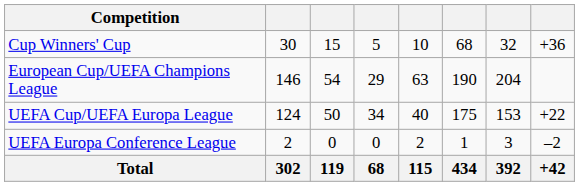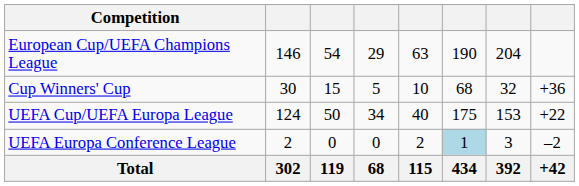rows swapped: (119, 79) <-> (69, 44)
(464, 141) no background -> (464, 141) lightblue background
